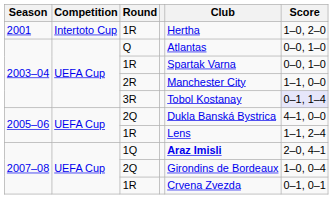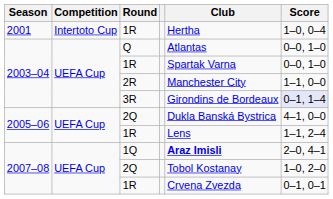(305, 30) 1–0, 2–0 -> (305, 30) 1–0, 0–4
(204, 99) Tobol Kostanay -> (223, 99) Girondins de Bordeaux
(223, 168) Girondins de Bordeaux -> (204, 168) Tobol Kostanay
(305, 168) 1–0, 0–4 -> (305, 168) 1–0, 2–0
